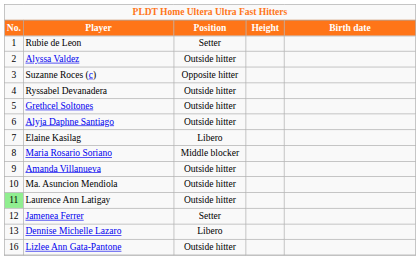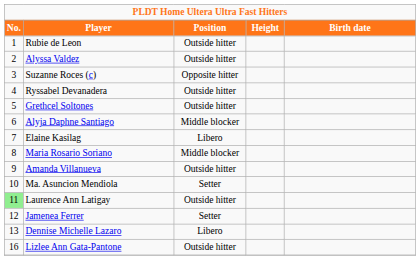(210, 44) Setter -> (210, 44) Outside hitter
(210, 122) Outside hitter -> (210, 122) Middle blocker
(210, 185) Outside hitter -> (210, 185) Setter
